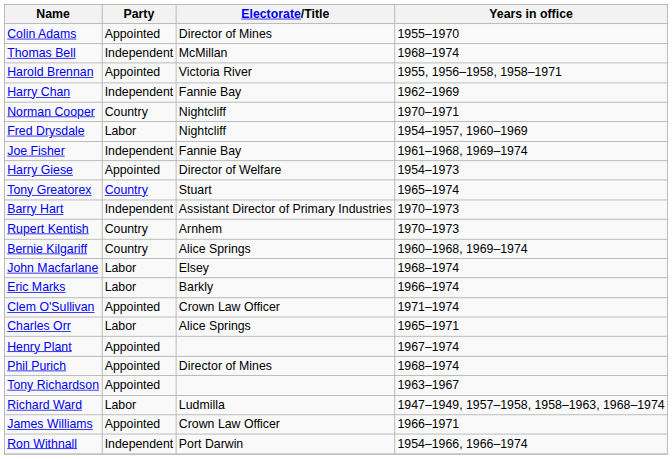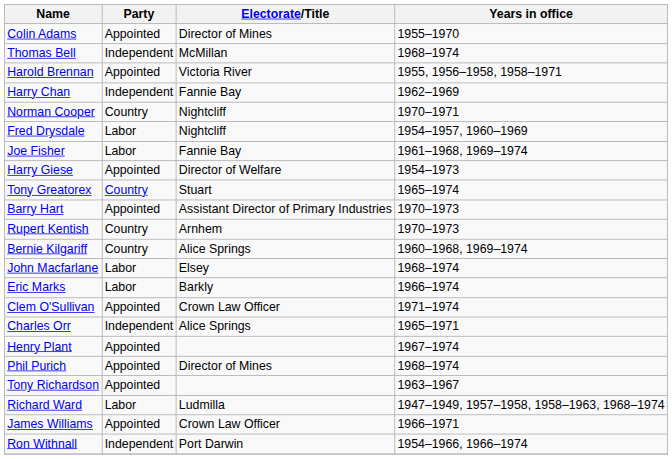(139, 151) Independent -> (120, 151) Labor
(139, 209) Independent -> (132, 209) Appointed
(120, 326) Labor -> (139, 326) Independent
